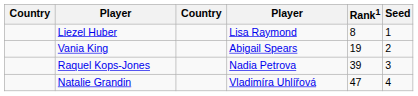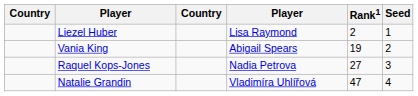(353, 32) 8 -> (353, 32) 2
(356, 65) 39 -> (356, 65) 27
